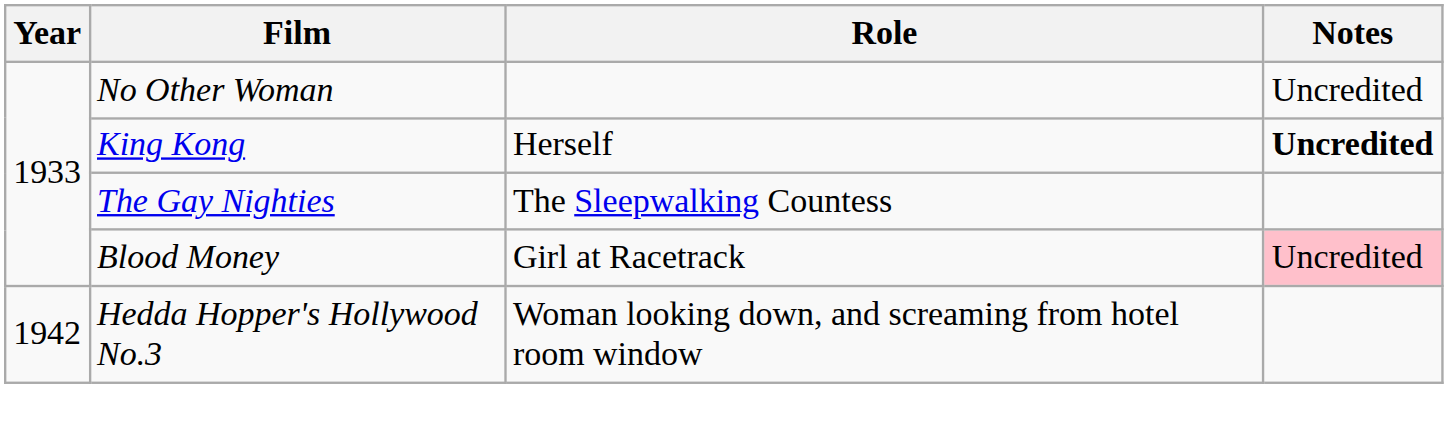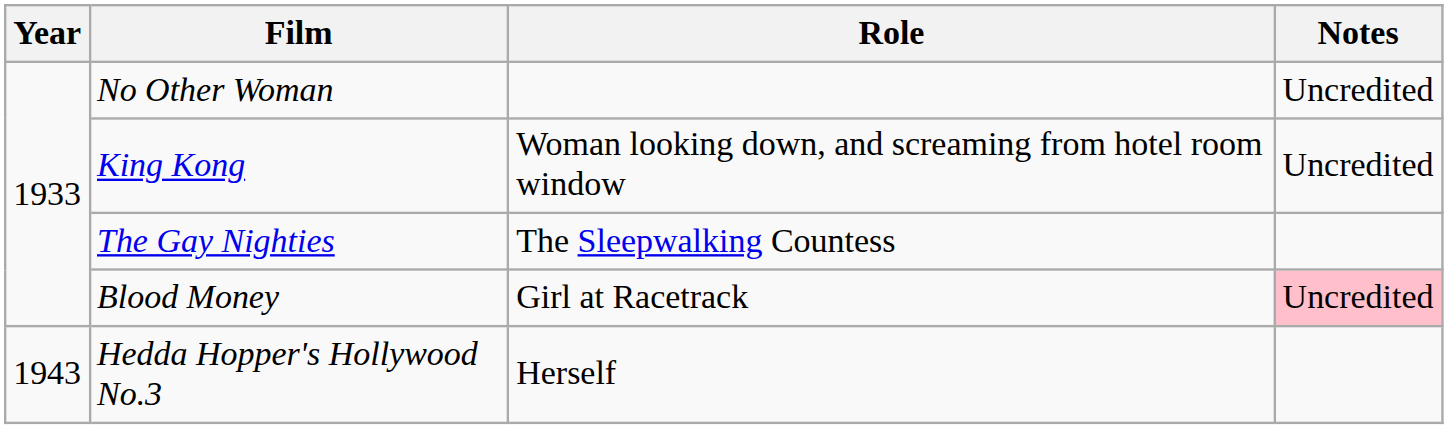(563, 145) Herself -> (889, 165) Woman looking down, and screaming from hotel room window
(1353, 145) bold -> (1358, 165) normal
(47, 333) 1942 -> (47, 373) 1943
(846, 333) Woman looking down, and screaming from hotel room window -> (566, 373) Herself
